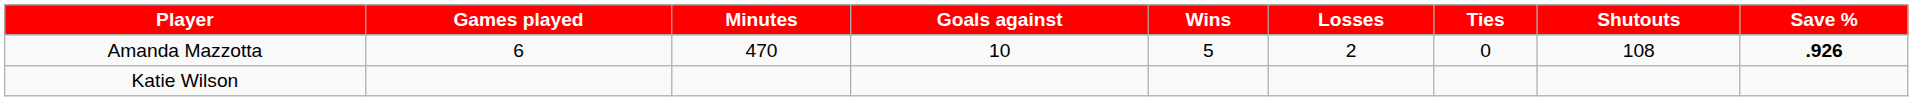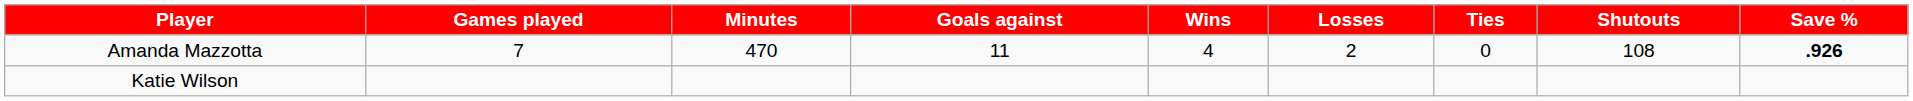(518, 50) 6 -> (518, 50) 7
(1000, 50) 10 -> (1000, 50) 11
(1208, 50) 5 -> (1208, 50) 4
